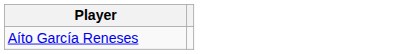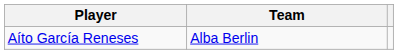+ column: (287, 15)
